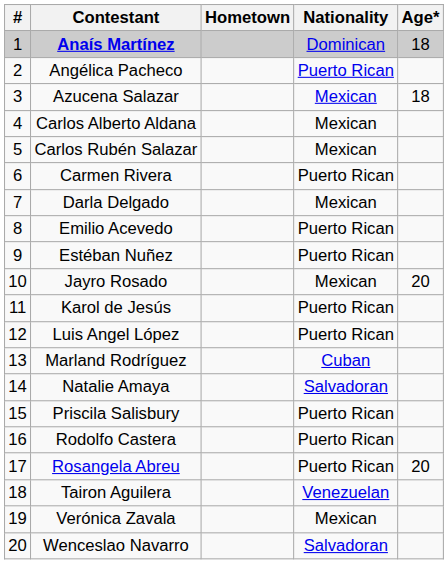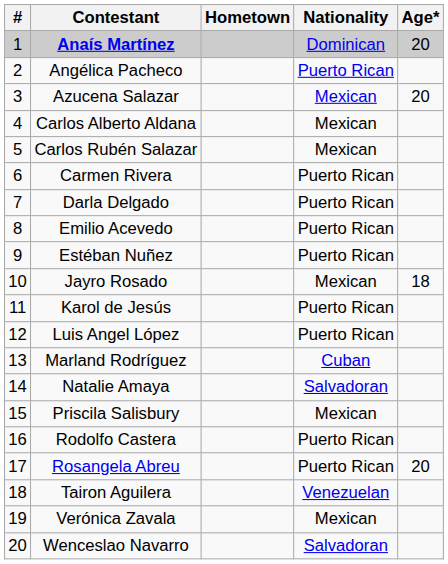(421, 44) 18 -> (421, 44) 20
(421, 96) 18 -> (421, 96) 20
(346, 202) Mexican -> (346, 202) Puerto Rican
(421, 281) 20 -> (421, 281) 18
(346, 413) Puerto Rican -> (346, 413) Mexican
